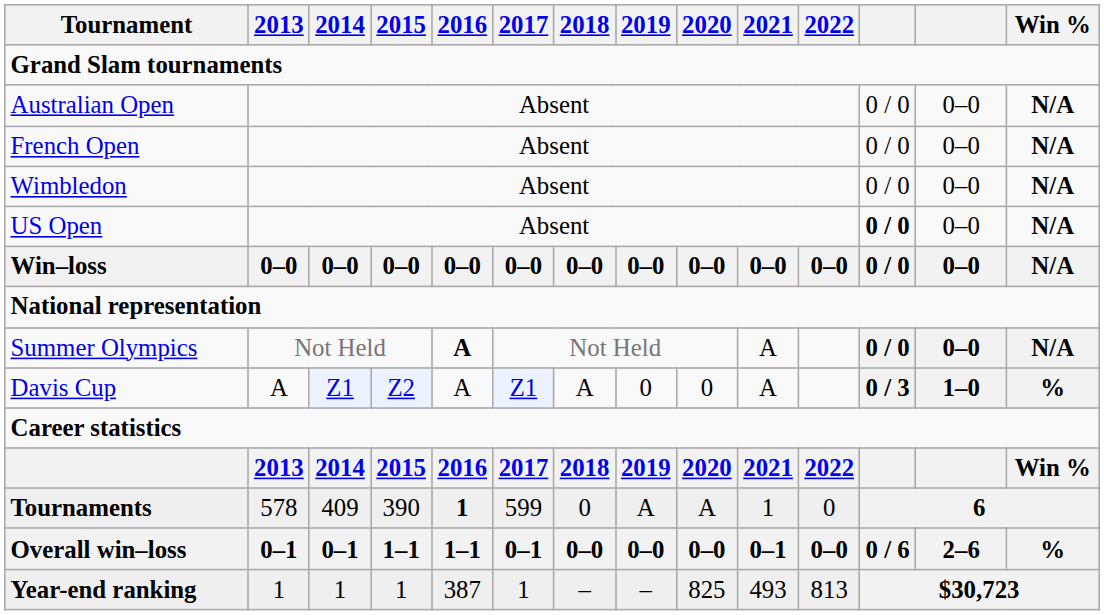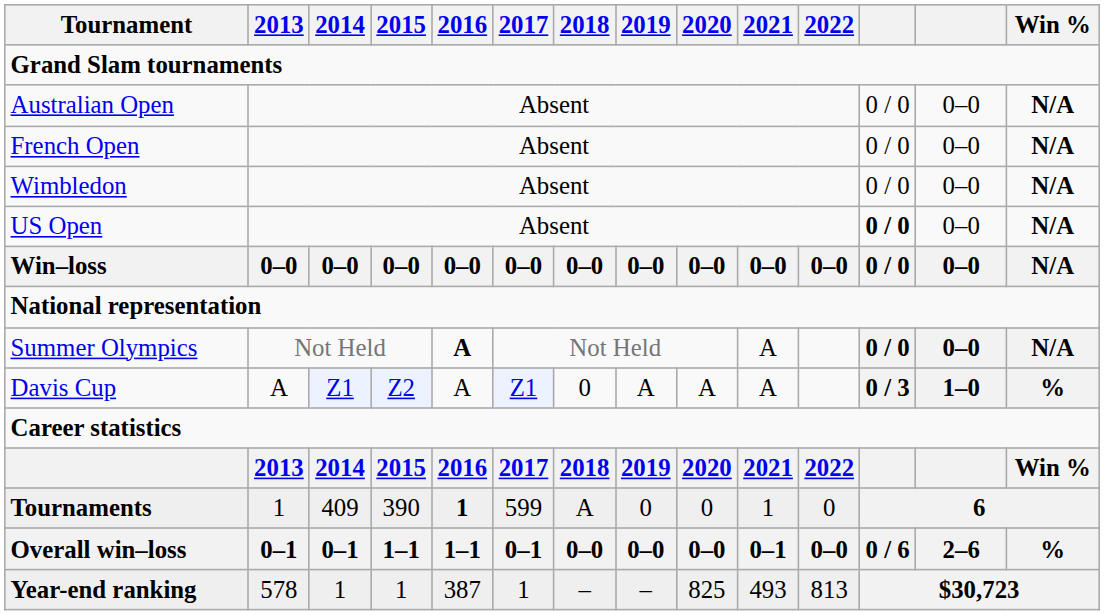(585, 386) A -> (585, 386) 0
(646, 386) 0 -> (646, 386) A
(707, 386) 0 -> (707, 386) A
(279, 507) 578 -> (279, 507) 1
(585, 507) 0 -> (585, 507) A
(646, 507) A -> (646, 507) 0
(707, 507) A -> (707, 507) 0
(279, 588) 1 -> (279, 588) 578
